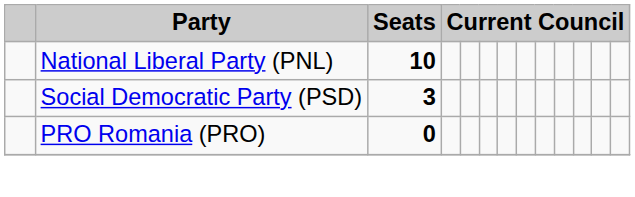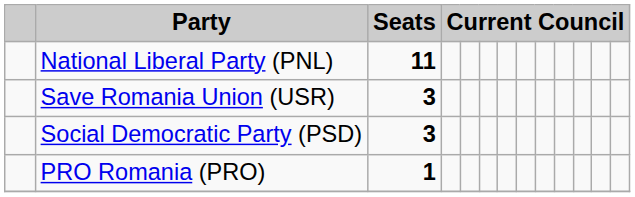(423, 60) 10 -> (423, 60) 11
+ row: (188, 97)
(429, 135) 0 -> (429, 172) 1
